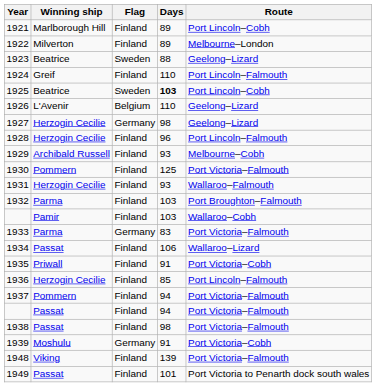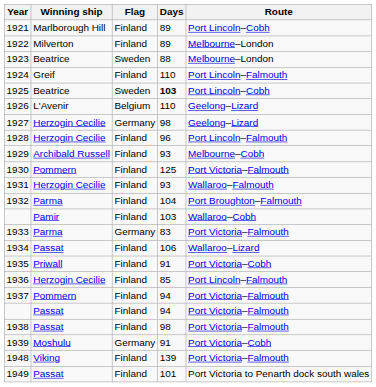(223, 59) Geelong–Lizard -> (231, 59) Melbourne–London
(168, 201) 103 -> (168, 201) 104
